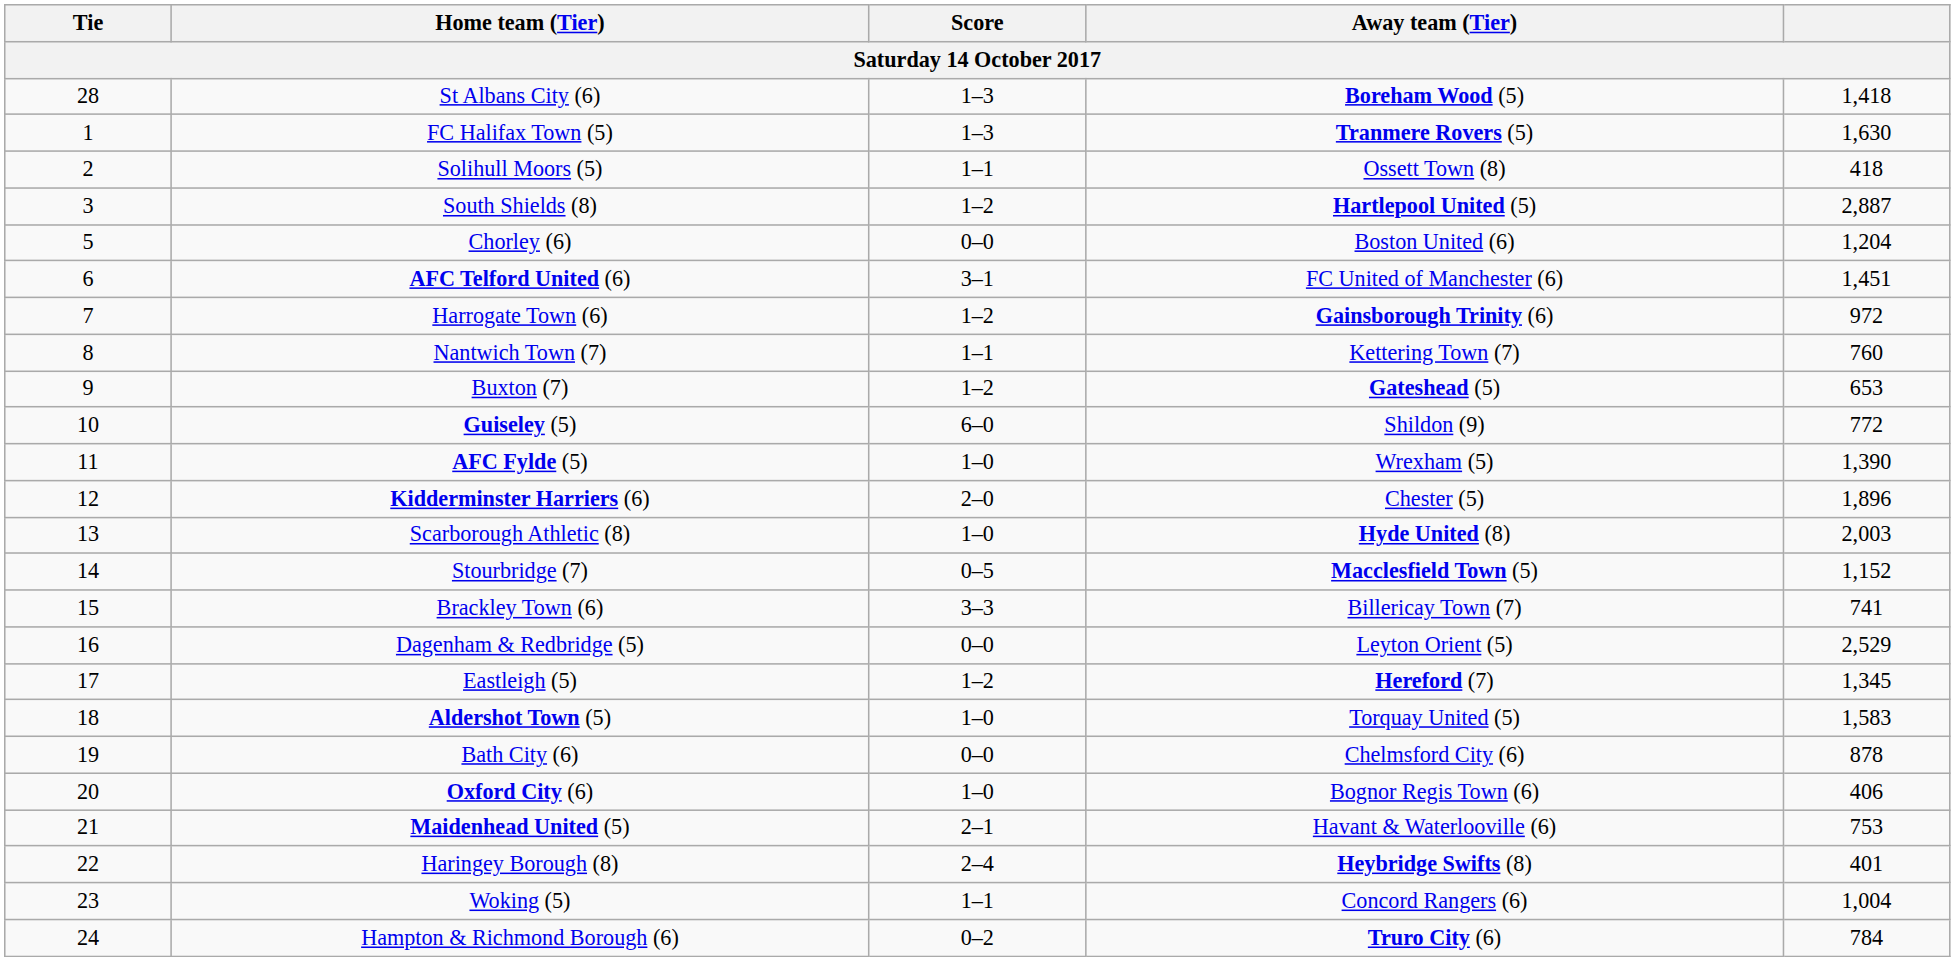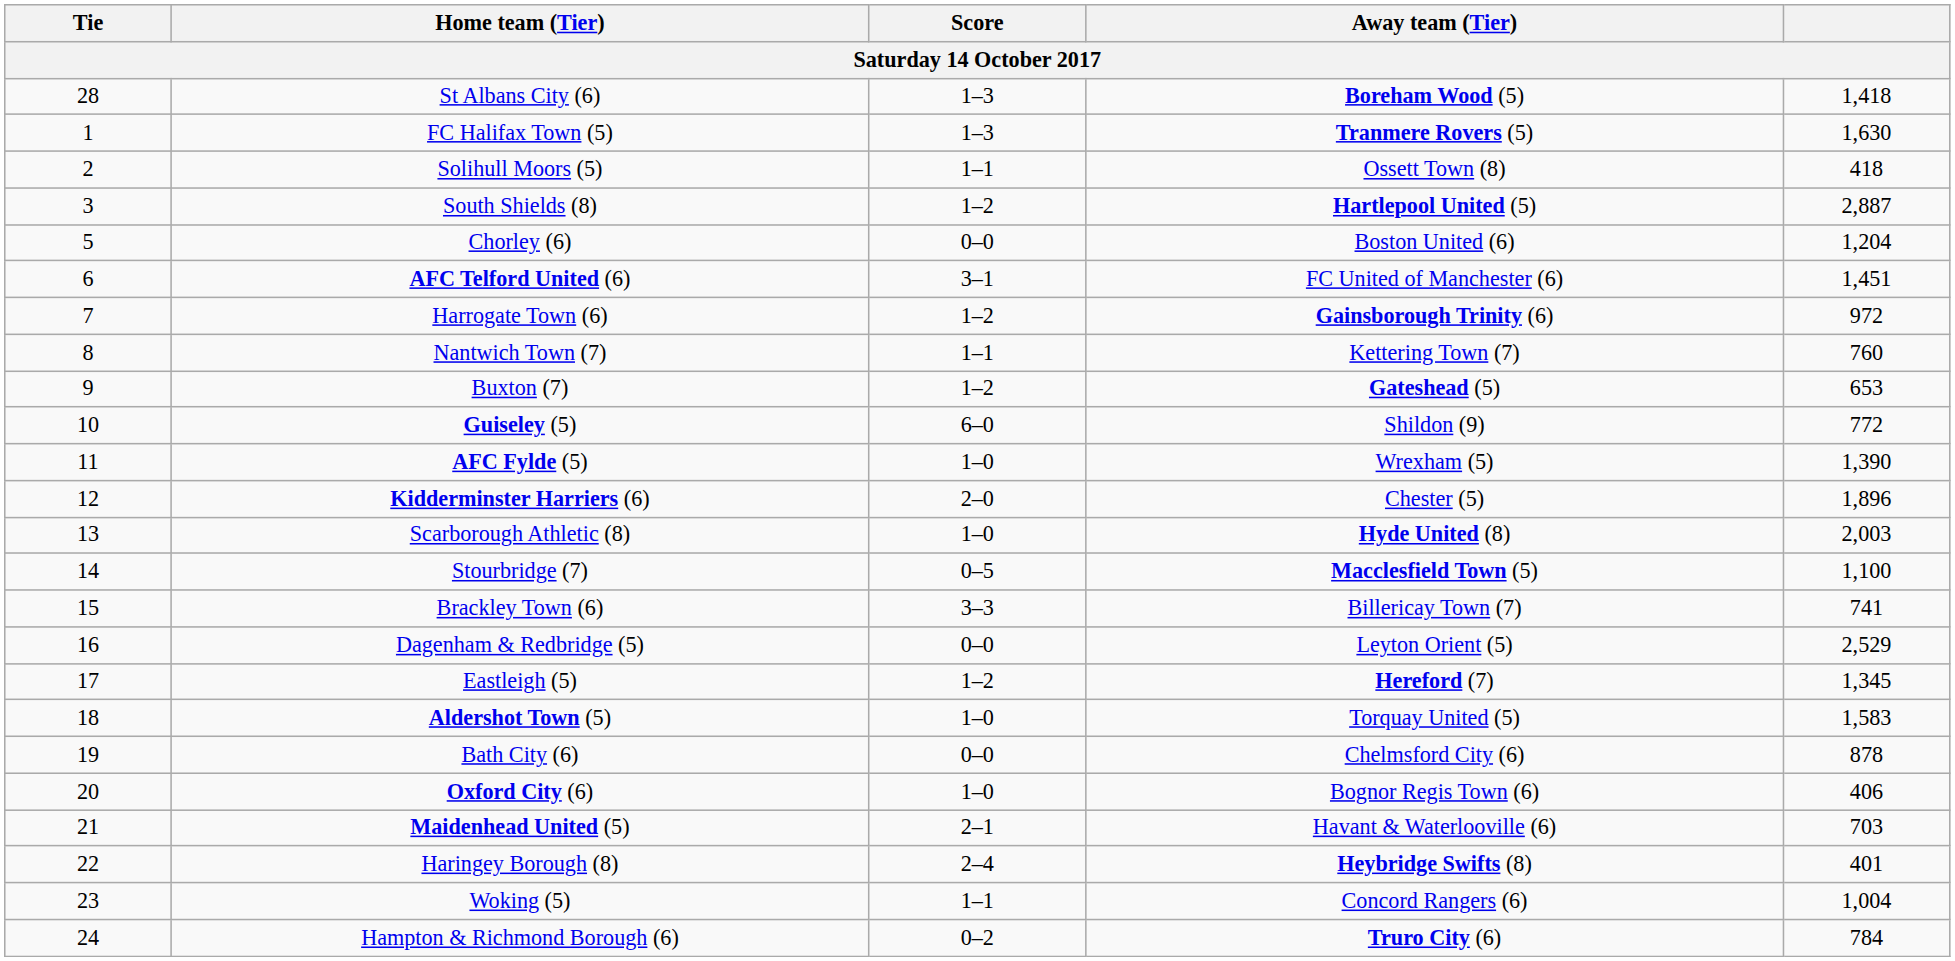(1866, 571) 1,152 -> (1866, 571) 1,100
(1866, 827) 753 -> (1866, 827) 703
